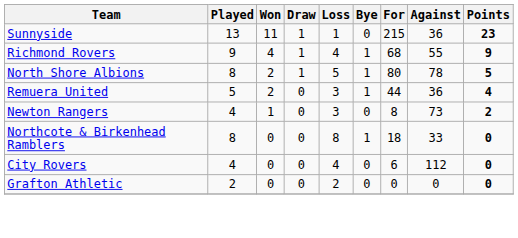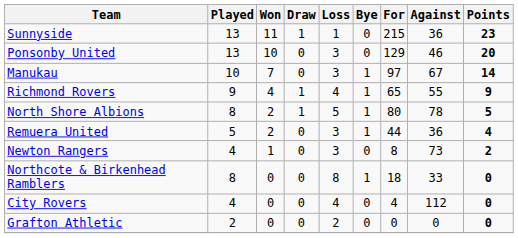+ row: (61, 53)
+ row: (33, 73)
(394, 53) 68 -> (394, 92) 65
(394, 164) 6 -> (394, 203) 4
